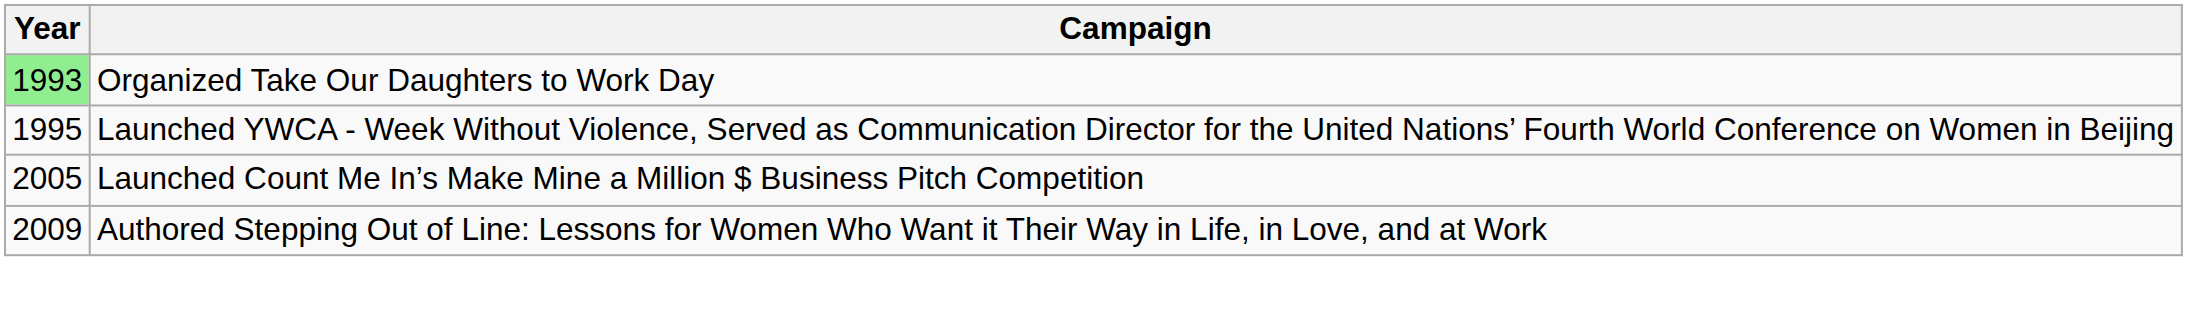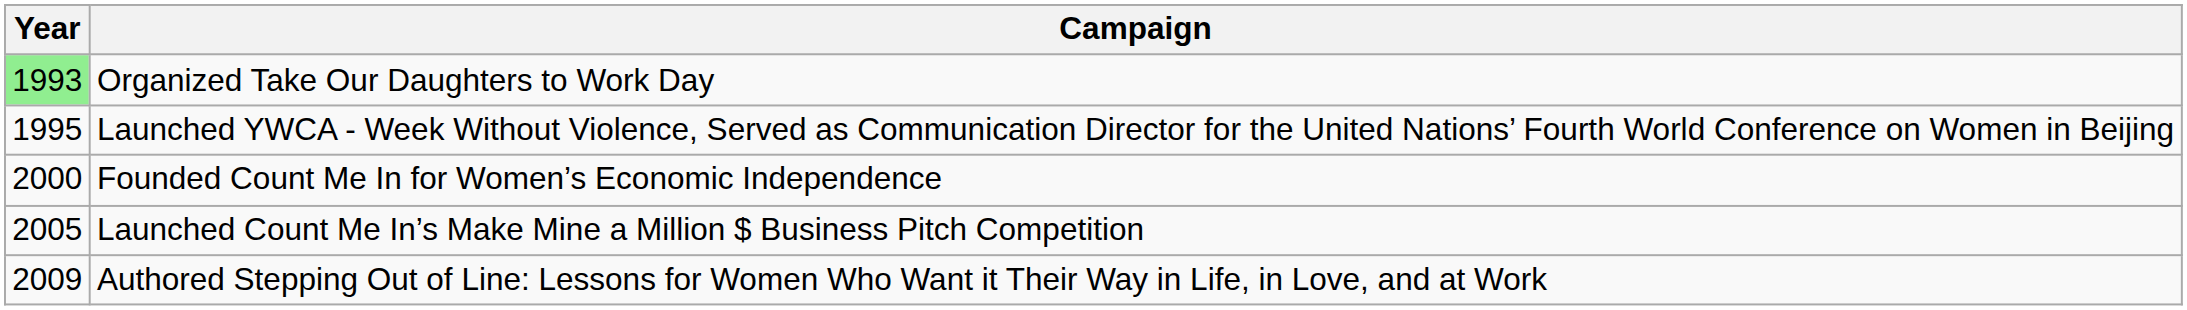+ row: (519, 179)
